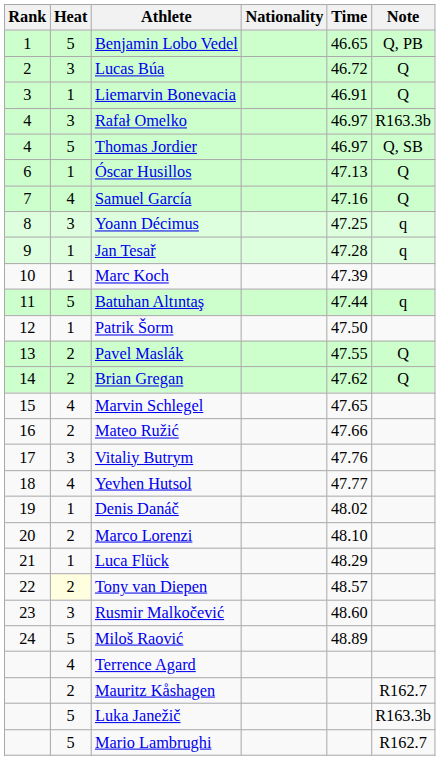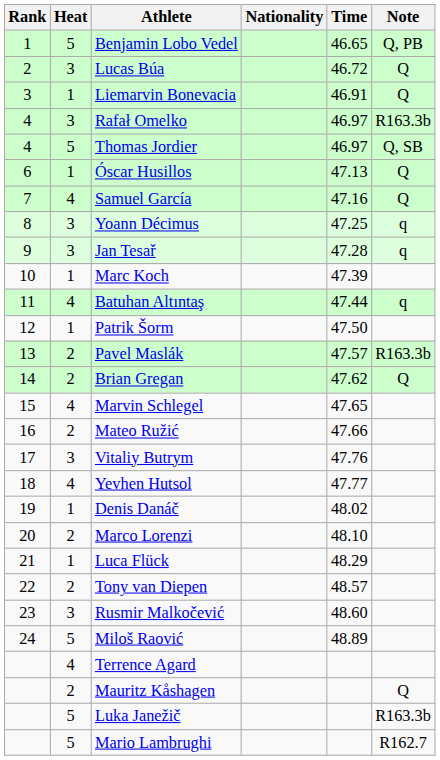(71, 250) 1 -> (71, 250) 3
(71, 302) 5 -> (71, 302) 4
(349, 353) 47.55 -> (349, 353) 47.57
(403, 353) Q -> (403, 353) R163.3b
(71, 586) lightyellow background -> (71, 586) no background
(403, 690) R162.7 -> (403, 690) Q
